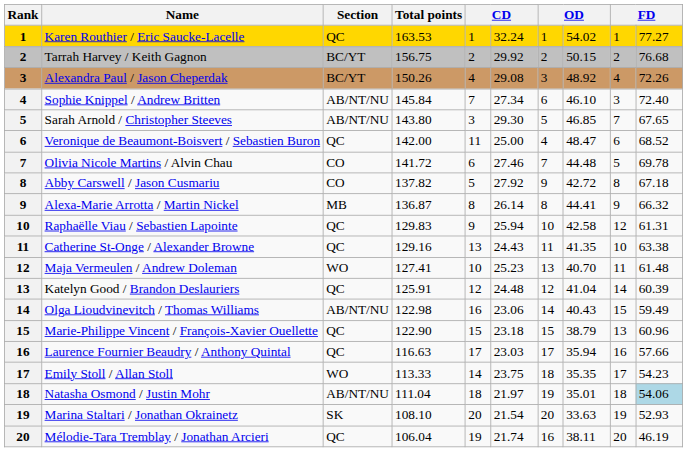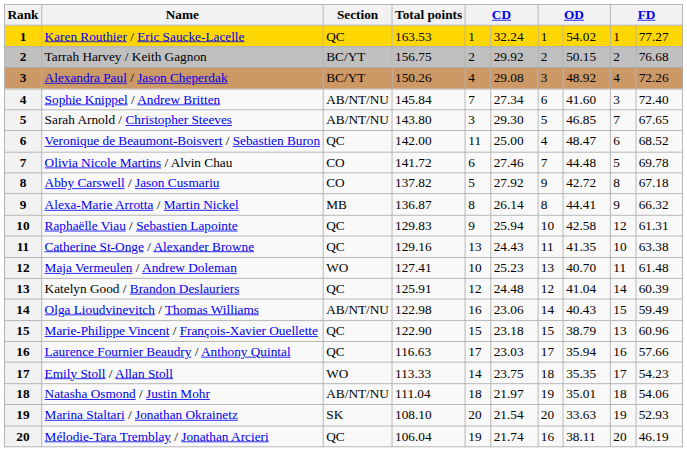(581, 99) 46.10 -> (581, 99) 41.60
(654, 394) lightblue background -> (654, 394) no background
